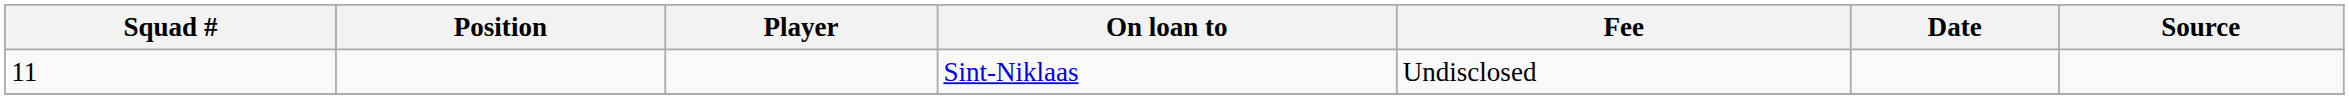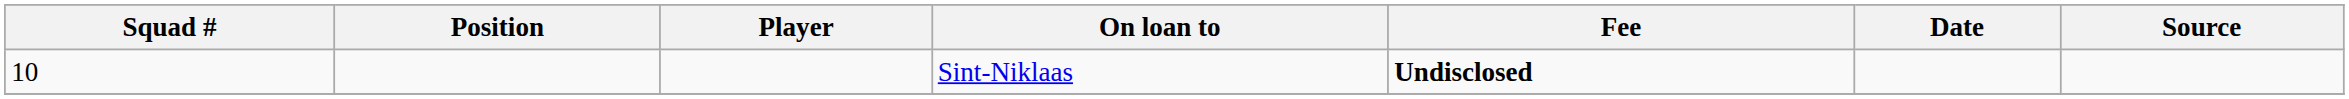(24, 71) 11 -> (25, 71) 10
(1470, 71) normal -> (1463, 71) bold
